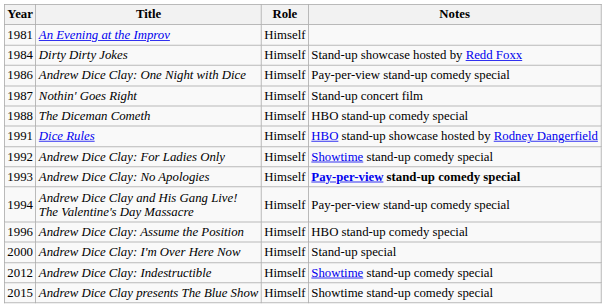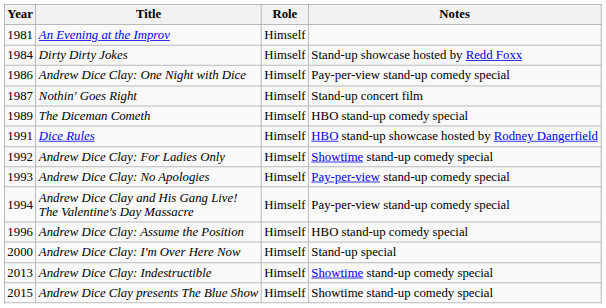(20, 116) 1988 -> (20, 116) 1989
(416, 177) bold -> (411, 177) normal
(20, 272) 2012 -> (20, 272) 2013
